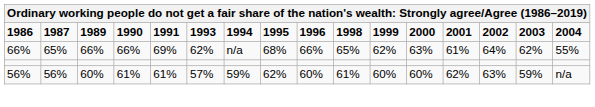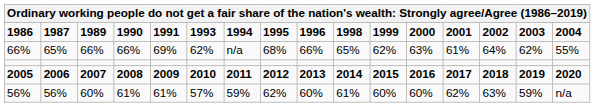+ row: (20, 74)
